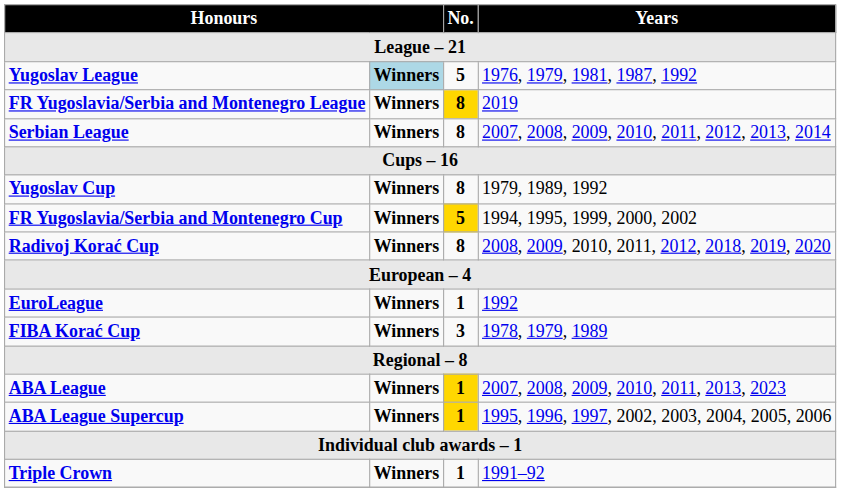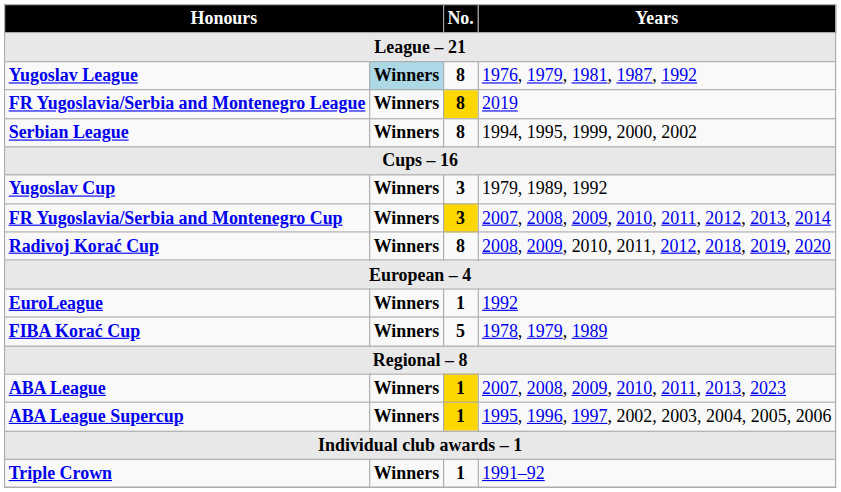(461, 75) 5 -> (461, 75) 8
(656, 132) 2007, 2008, 2009, 2010, 2011, 2012, 2013, 2014 -> (590, 132) 1994, 1995, 1999, 2000, 2002
(461, 189) 8 -> (461, 189) 3
(461, 217) 5 -> (461, 217) 3
(590, 217) 1994, 1995, 1999, 2000, 2002 -> (656, 217) 2007, 2008, 2009, 2010, 2011, 2012, 2013, 2014
(461, 331) 3 -> (461, 331) 5
